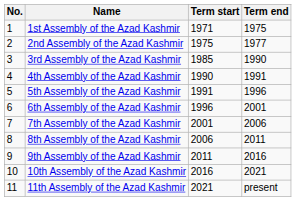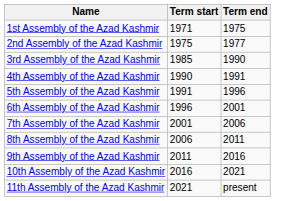- column: (15, 12)
